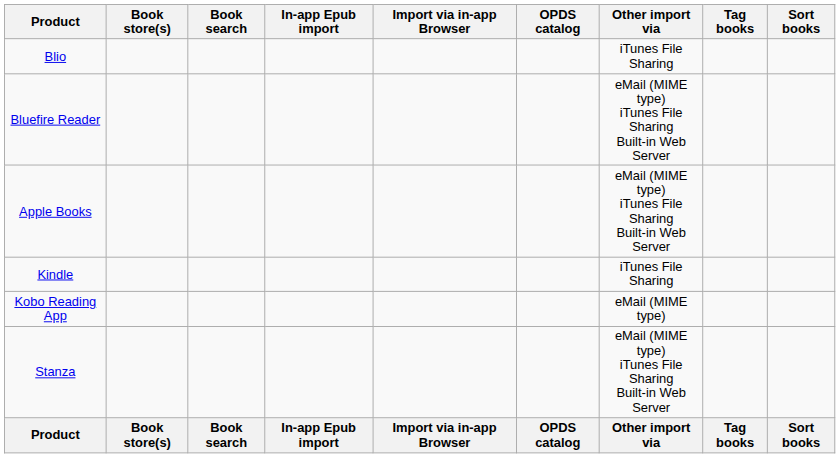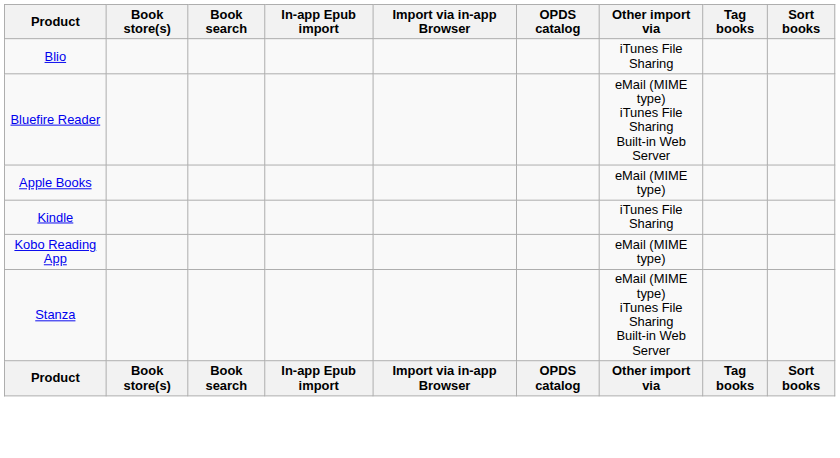(651, 211) eMail (MIME type) iTunes File Sharing Built-in Web Server -> (651, 182) eMail (MIME type)
